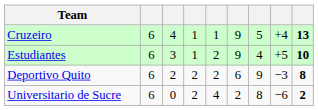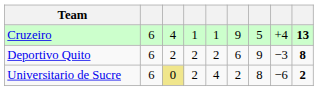- row: (36, 55)
(173, 95) no background -> (173, 75) khaki background
